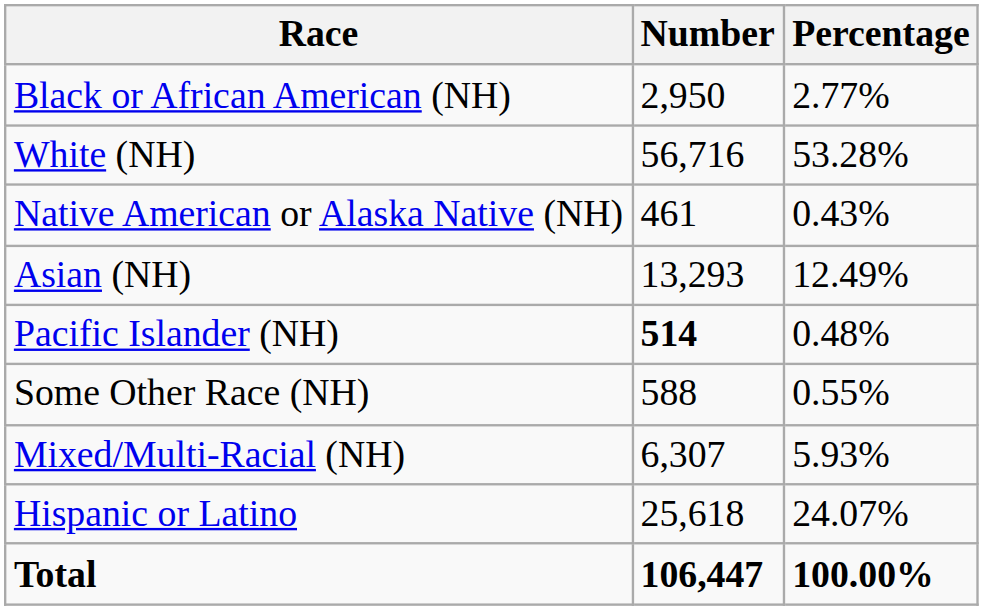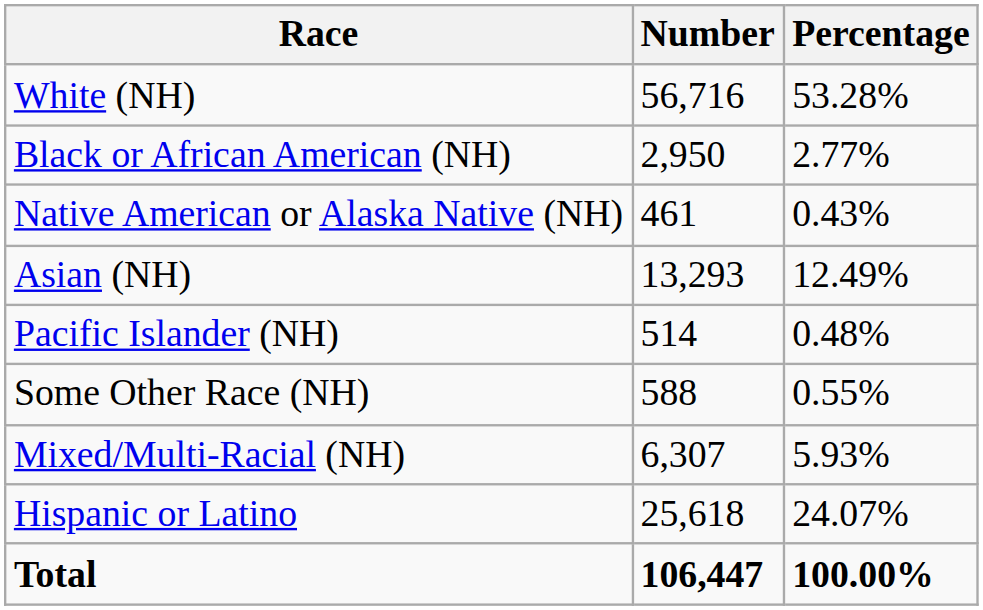rows swapped: (105, 154) <-> (262, 94)
(669, 333) bold -> (669, 333) normal
